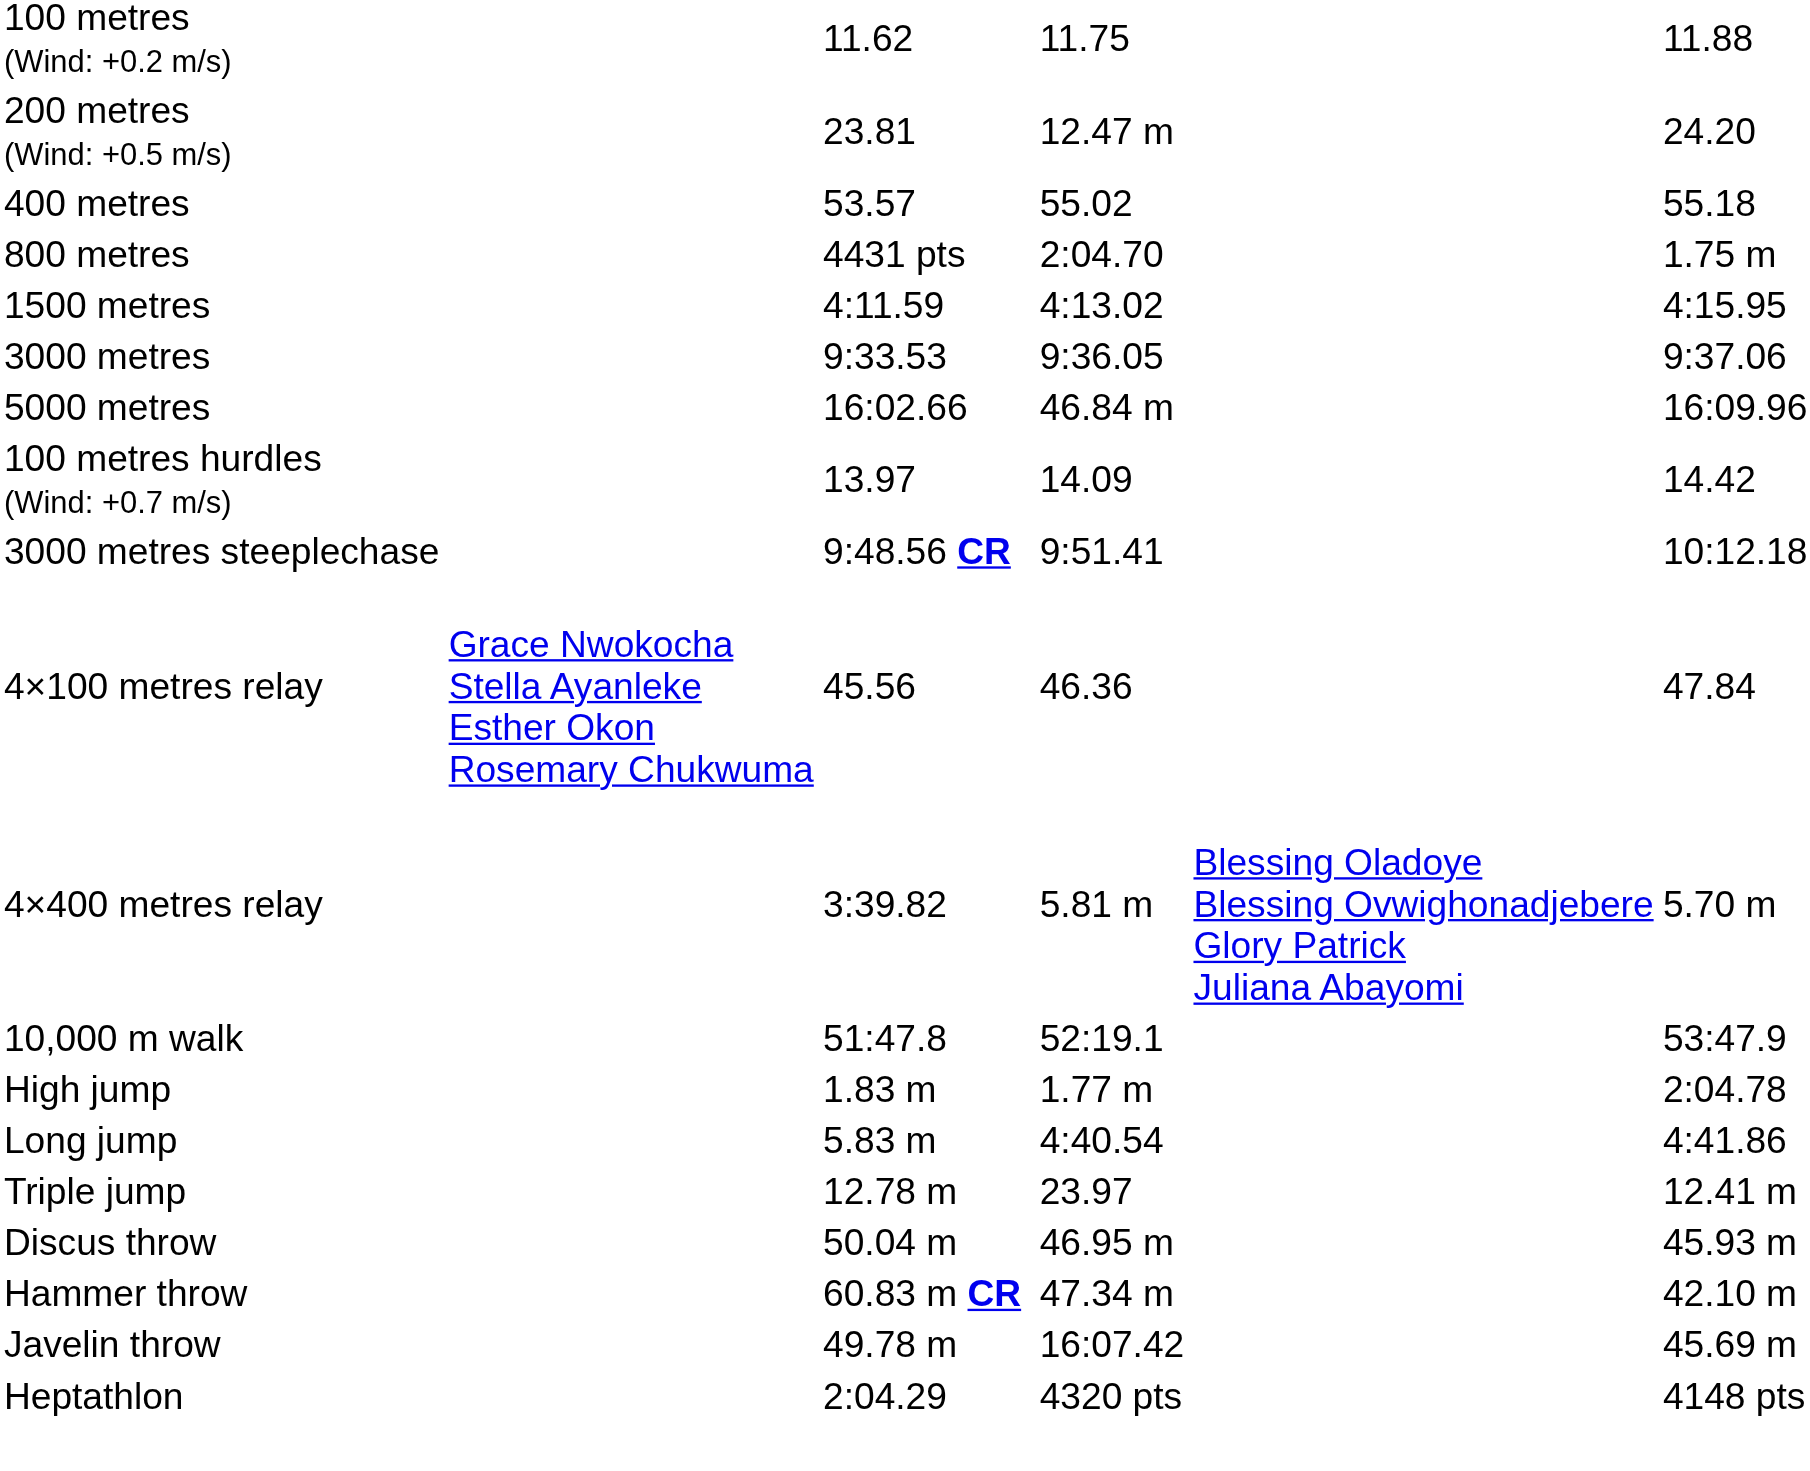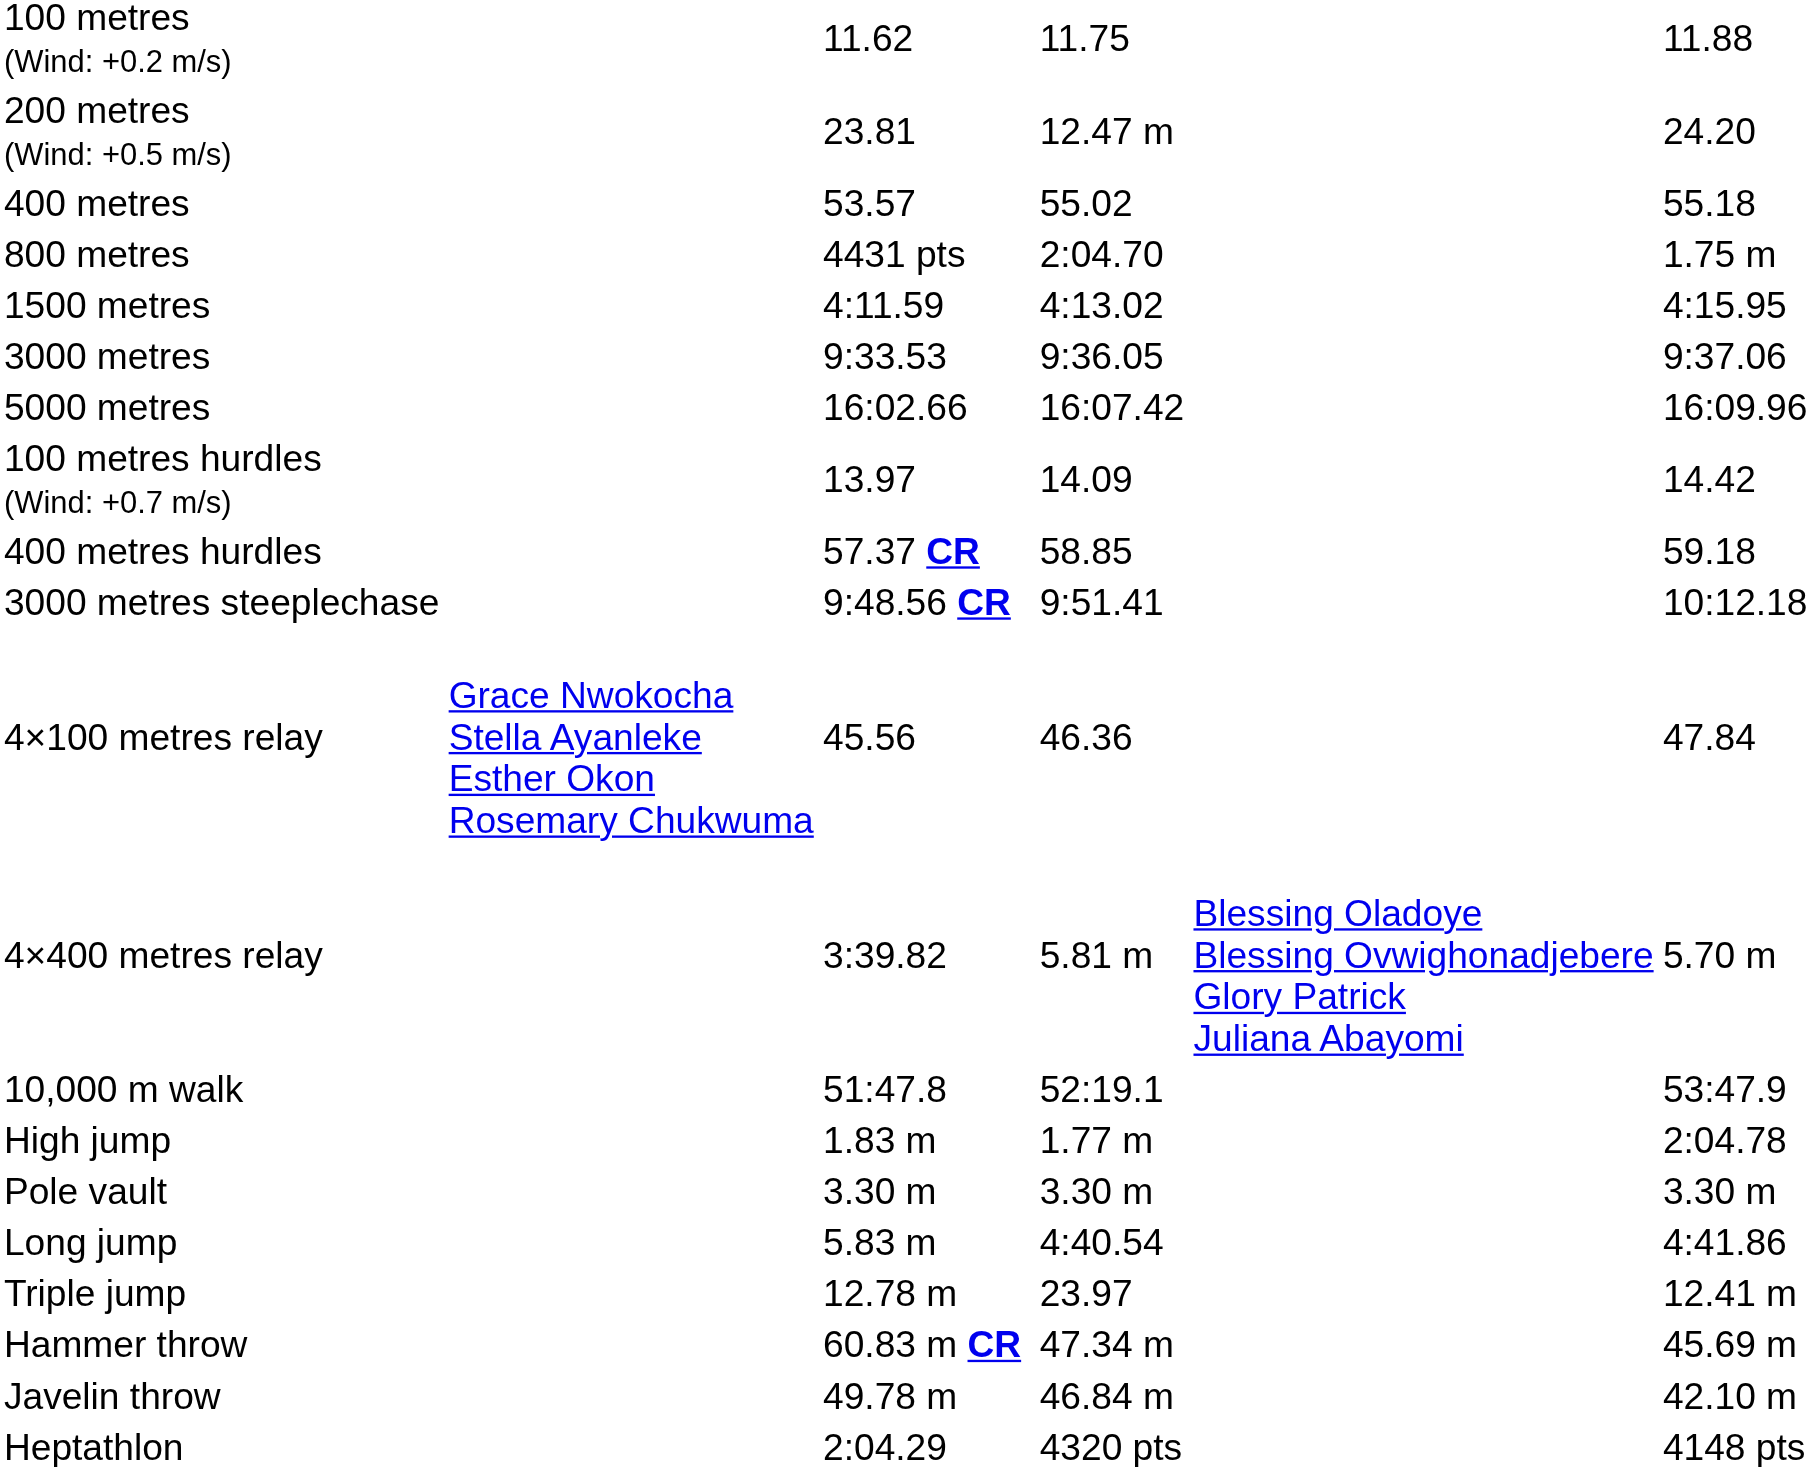(1107, 407) 46.84 m -> (1112, 407) 16:07.42
+ row: (163, 551)
+ row: (85, 1192)
- row: (110, 1243)
(1730, 1294) 42.10 m -> (1730, 1345) 45.69 m
(1112, 1345) 16:07.42 -> (1107, 1396) 46.84 m
(1730, 1345) 45.69 m -> (1730, 1396) 42.10 m
